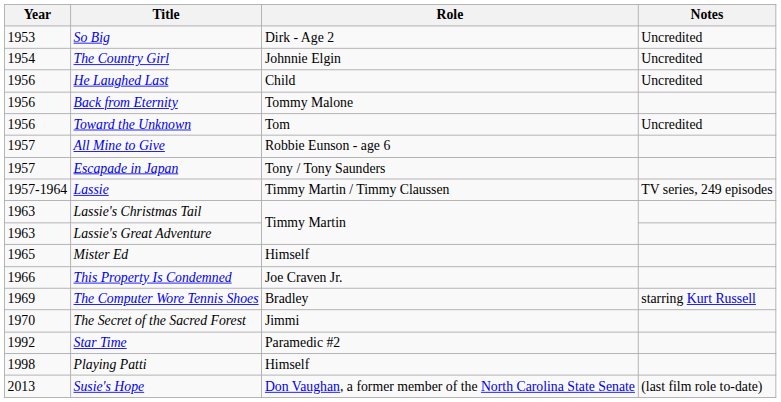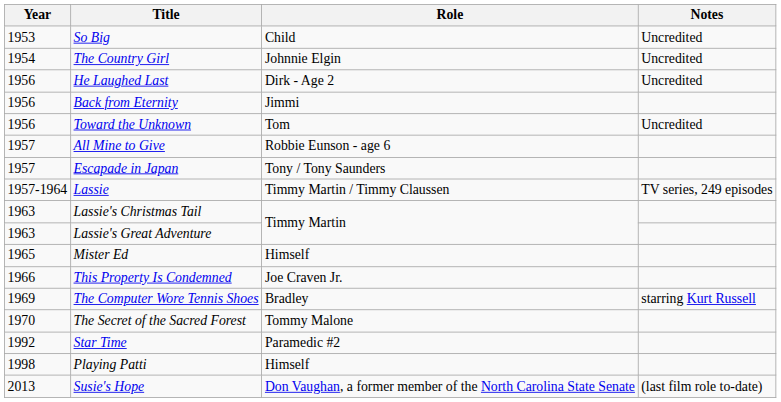(300, 37) Dirk - Age 2 -> (280, 37) Child
(280, 80) Child -> (300, 80) Dirk - Age 2
(309, 102) Tommy Malone -> (282, 102) Jimmi
(282, 320) Jimmi -> (309, 320) Tommy Malone
